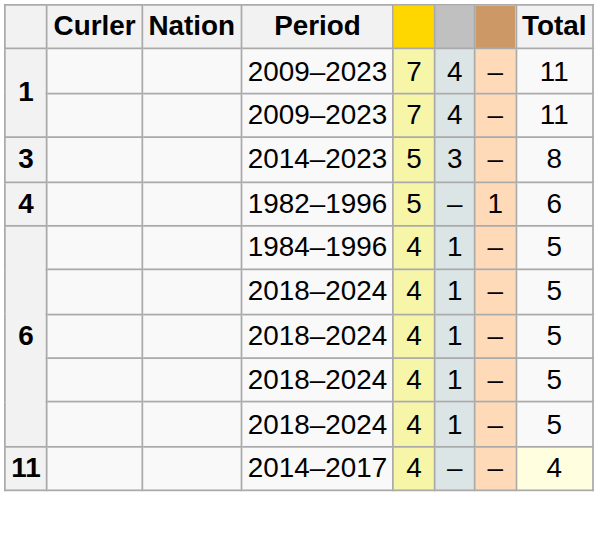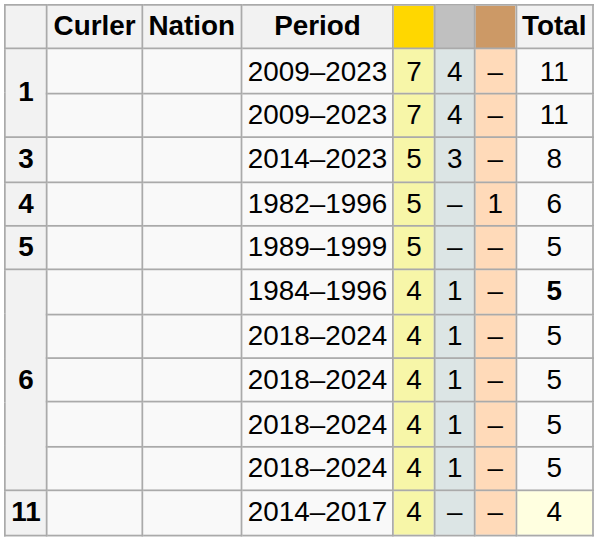+ row: (26, 247)
(554, 247) normal -> (554, 291) bold
